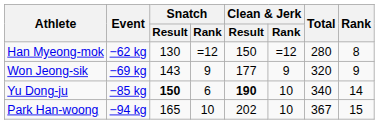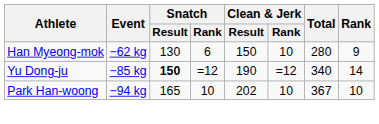(207, 52) =12 -> (207, 52) 6
(286, 52) =12 -> (286, 52) 10
(356, 52) 8 -> (356, 52) 9
- row: (48, 71)
(207, 91) 6 -> (207, 71) =12
(246, 91) bold -> (246, 71) normal
(286, 91) 10 -> (286, 71) =12
(356, 110) 15 -> (356, 91) 10
